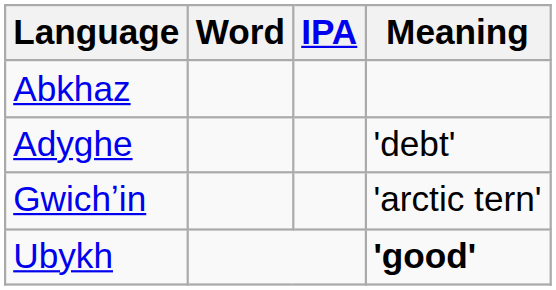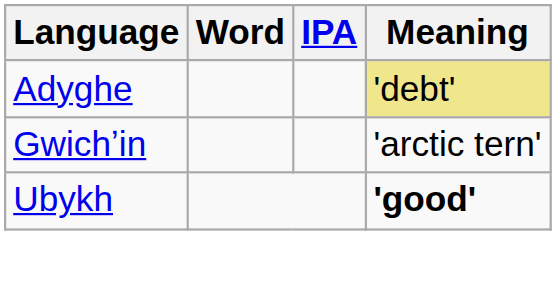- row: (72, 88)
(414, 144) no background -> (414, 88) khaki background
